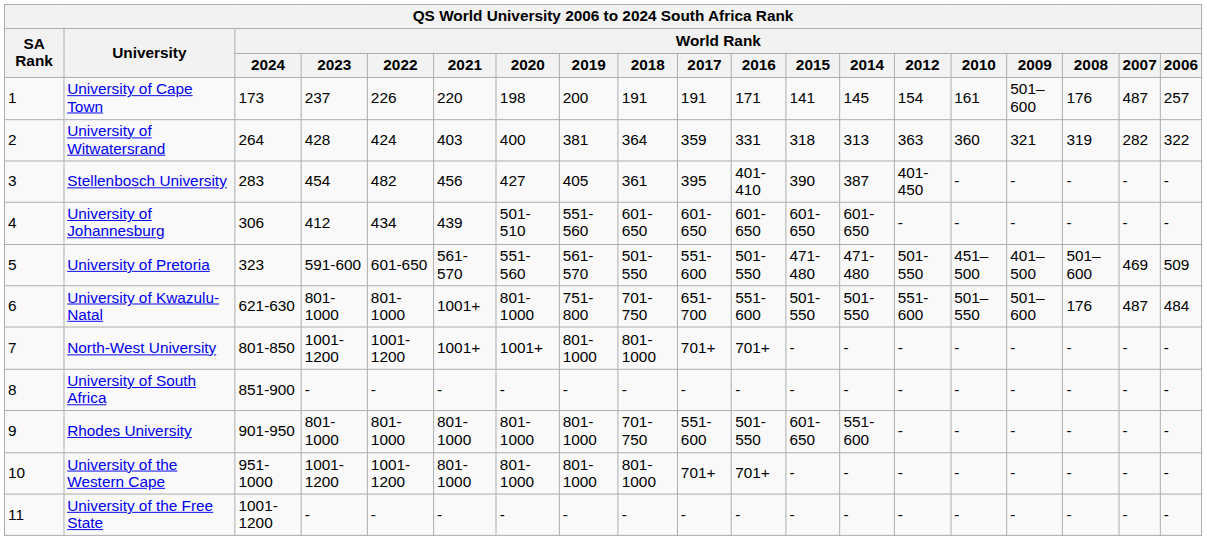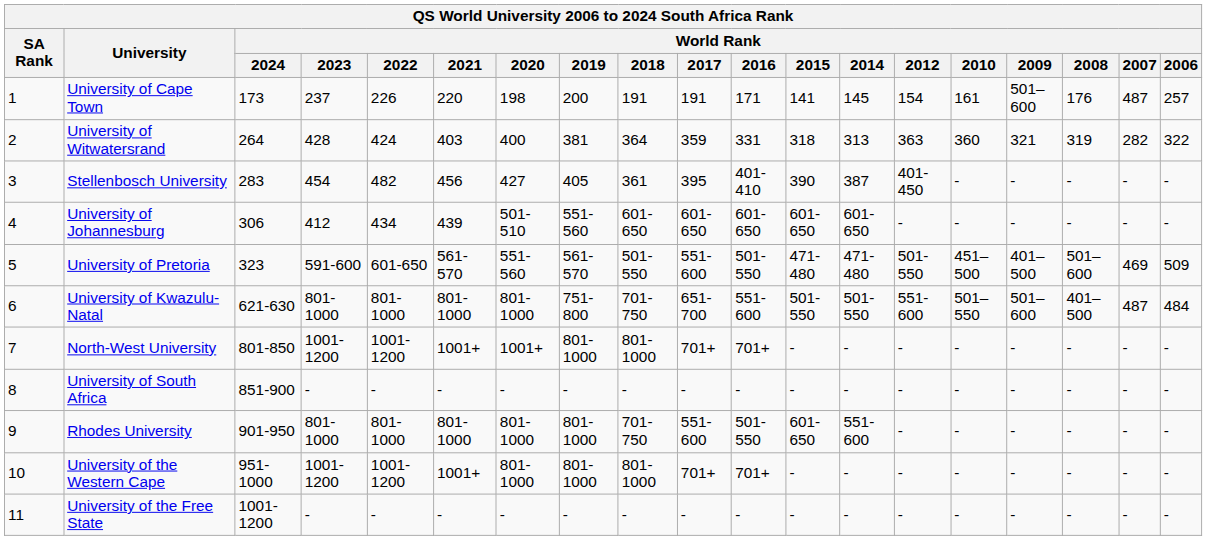(459, 306) 1001+ -> (454, 306) 801-1000
(1079, 306) 176 -> (1083, 306) 401–500
(454, 473) 801-1000 -> (459, 473) 1001+
